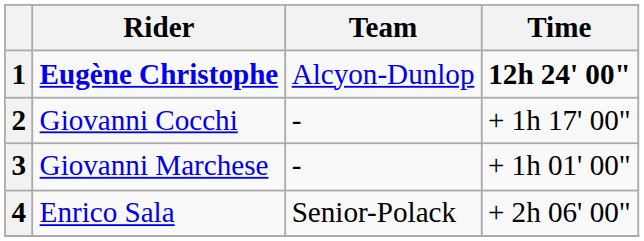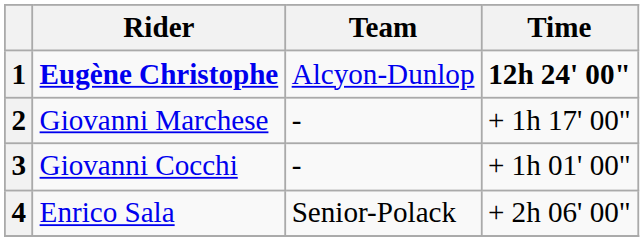(139, 119) Giovanni Cocchi -> (154, 119) Giovanni Marchese
(154, 166) Giovanni Marchese -> (139, 166) Giovanni Cocchi
